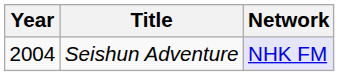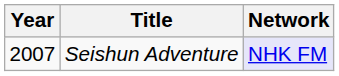(32, 53) 2004 -> (32, 53) 2007
